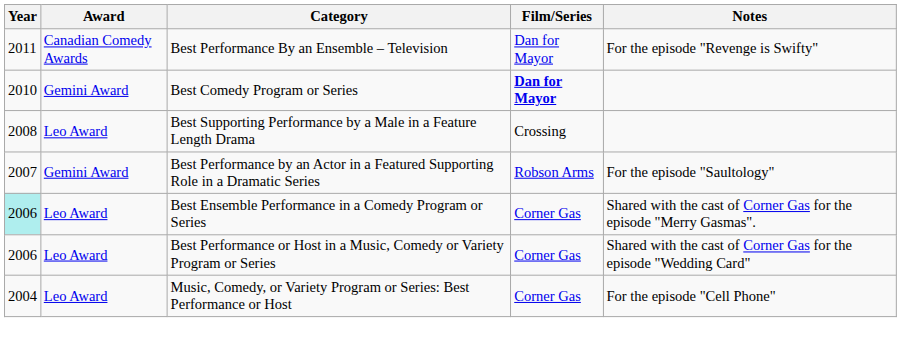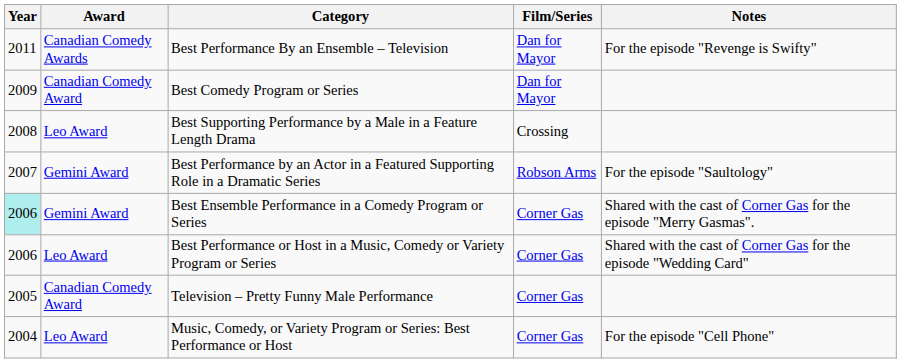(22, 90) 2010 -> (22, 90) 2009
(86, 90) Gemini Award -> (98, 90) Canadian Comedy Award
(538, 90) bold -> (539, 90) normal
(76, 214) Leo Award -> (86, 214) Gemini Award
+ row: (302, 296)
